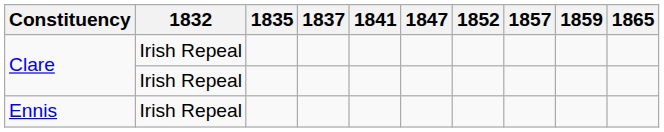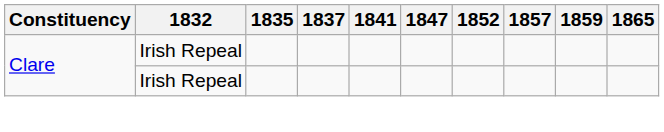- row: (33, 111)
